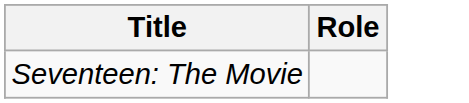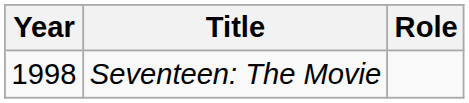+ column: (44, 27)
